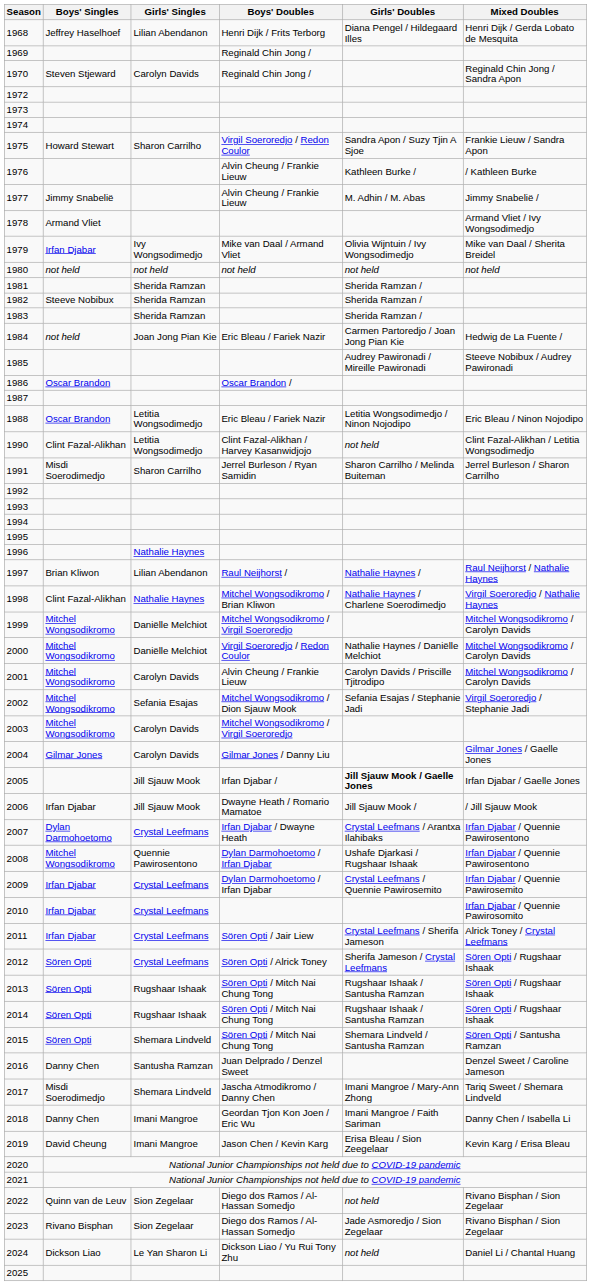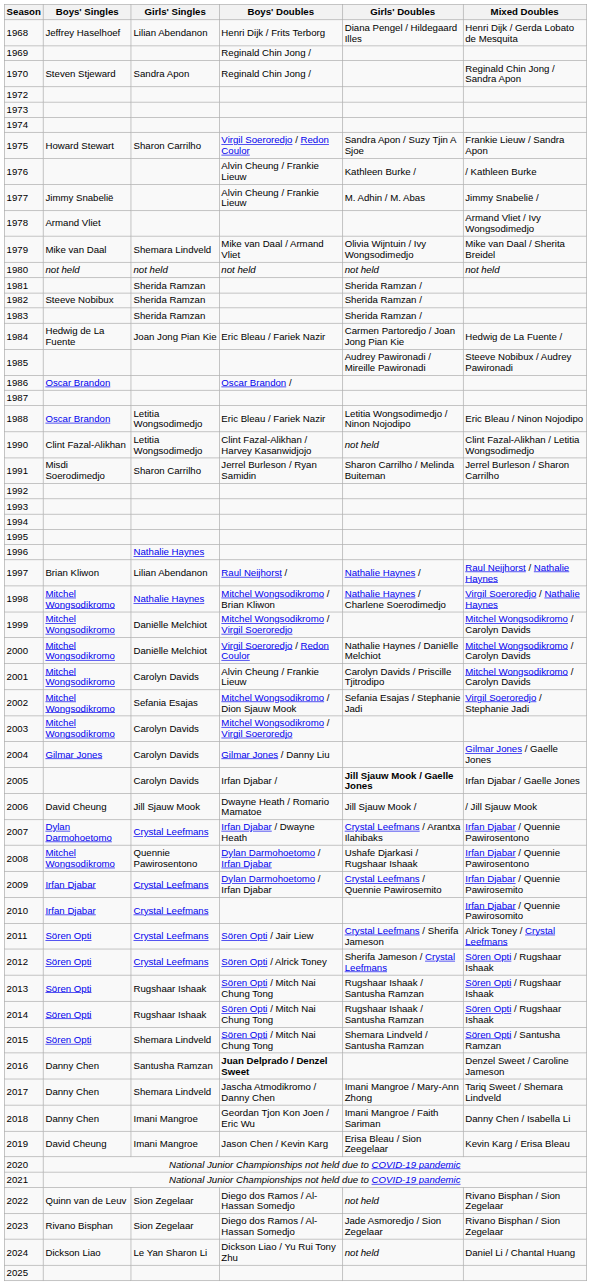(166, 74) Carolyn Davids -> (161, 74) Sandra Apon
(71, 250) Irfan Djabar -> (76, 250) Mike van Daal
(168, 250) Ivy Wongsodimedjo -> (172, 250) Shemara Lindveld
(63, 337) not held -> (75, 337) Hedwig de La Fuente
(86, 599) Clint Fazal-Alikhan -> (80, 599) Mitchel Wongsodikromo
(167, 781) Jill Sjauw Mook -> (166, 781) Carolyn Davids
(71, 807) Irfan Djabar -> (76, 807) David Cheung
(71, 937) Irfan Djabar -> (68, 937) Sören Opti
(272, 1066) normal -> (274, 1066) bold
(75, 1092) Misdi Soerodimedjo -> (72, 1092) Danny Chen
